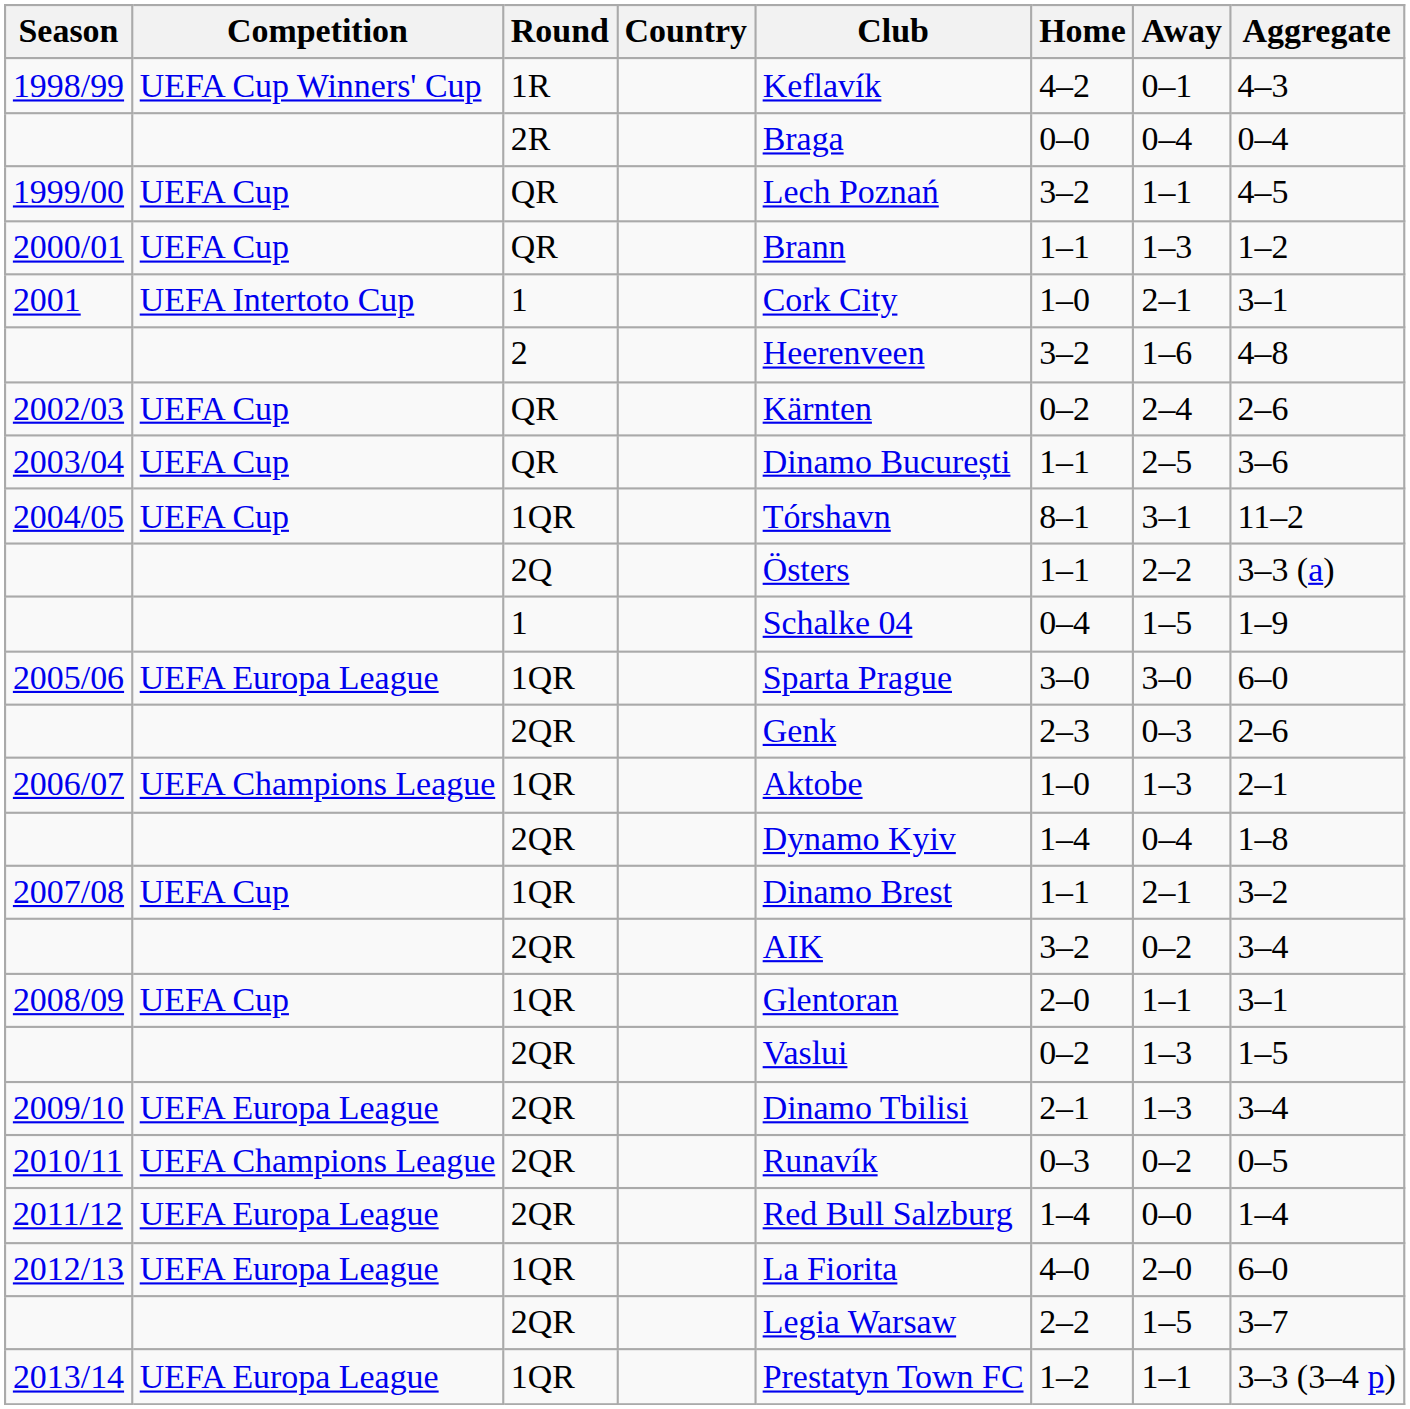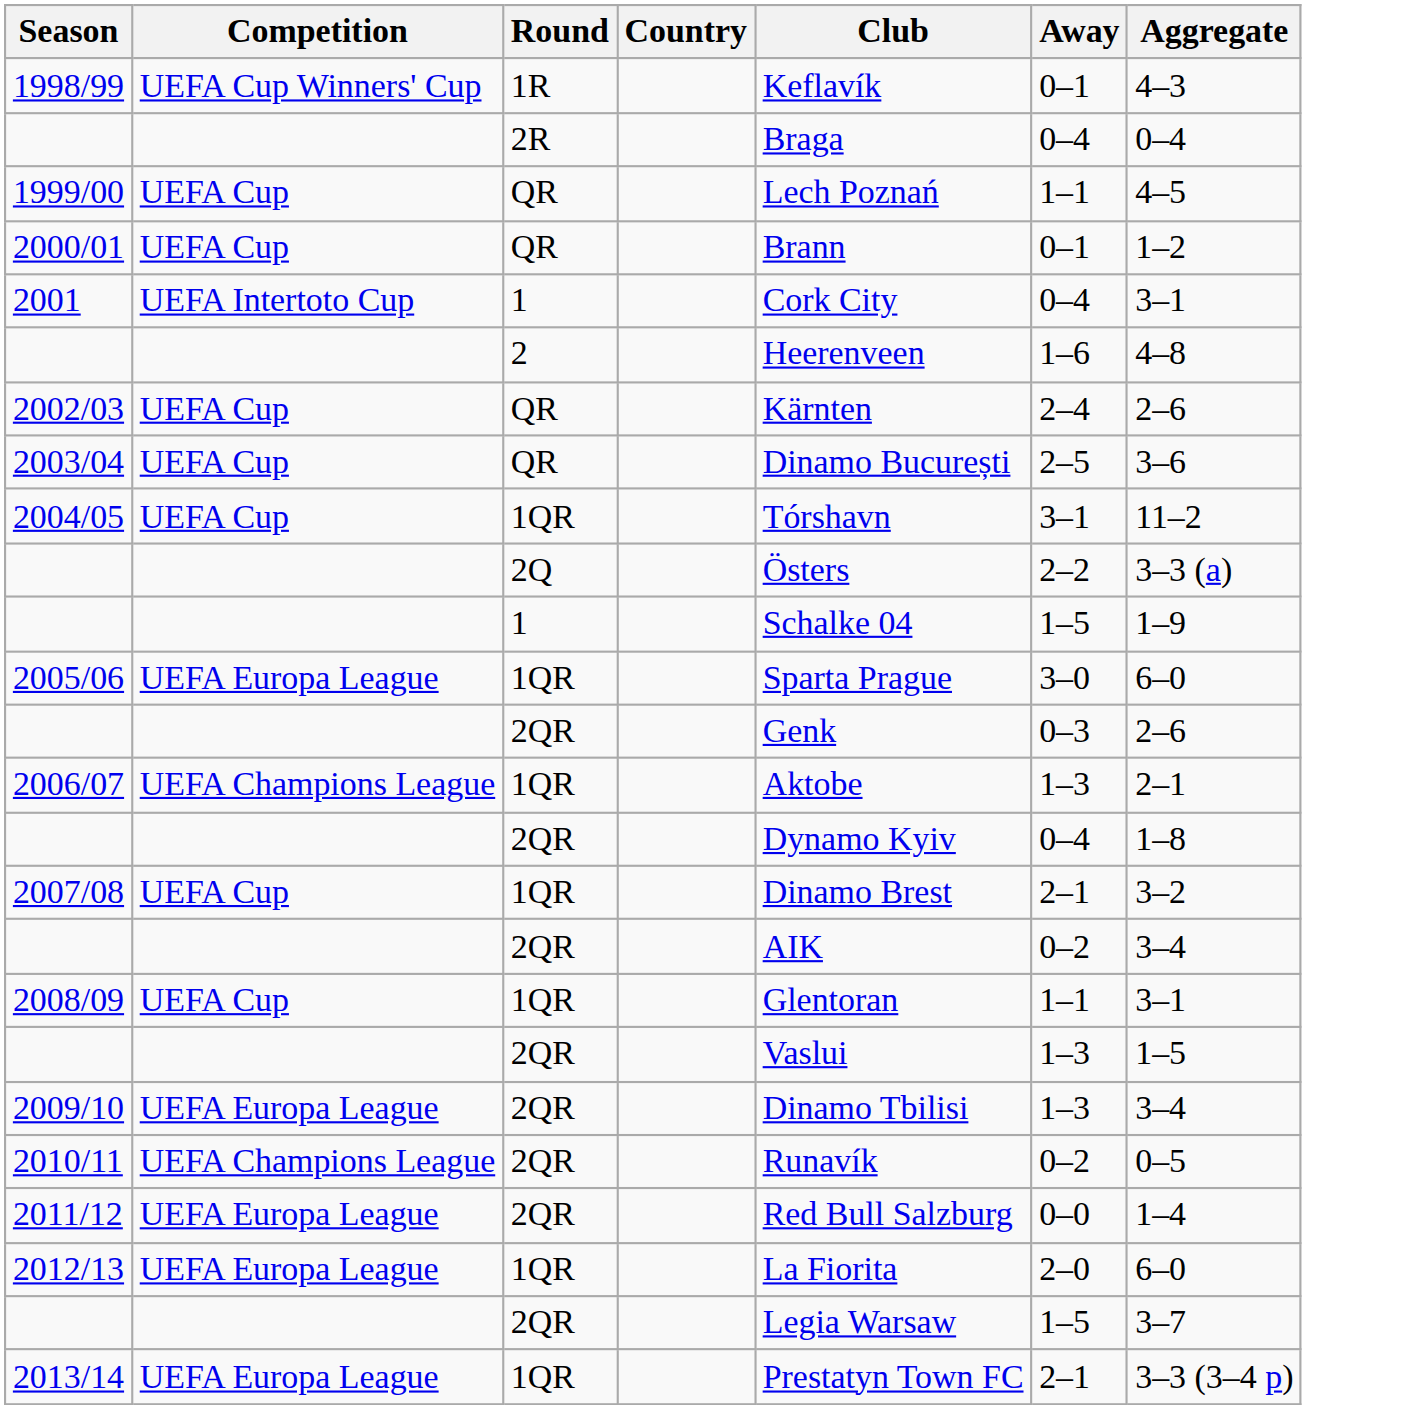- column: (1082, 31)
(1167, 246) 1–3 -> (1065, 246) 0–1
(1167, 300) 2–1 -> (1065, 300) 0–4
(1167, 1376) 1–1 -> (1065, 1376) 2–1
